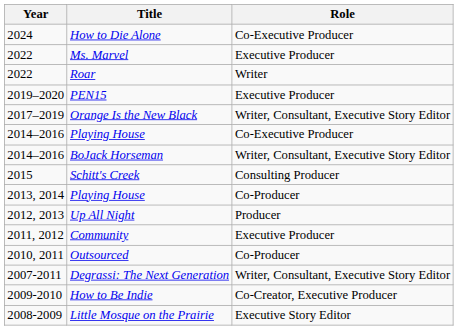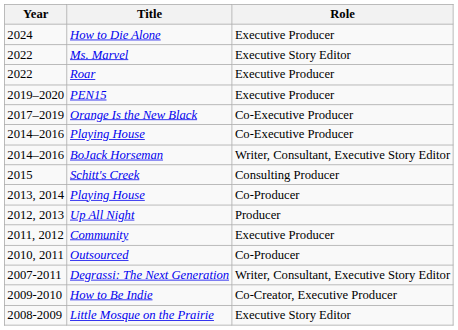(294, 34) Co-Executive Producer -> (285, 34) Executive Producer
(285, 54) Executive Producer -> (293, 54) Executive Story Editor
(251, 74) Writer -> (285, 74) Executive Producer
(342, 114) Writer, Consultant, Executive Story Editor -> (294, 114) Co-Executive Producer
